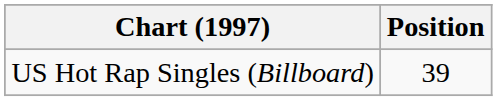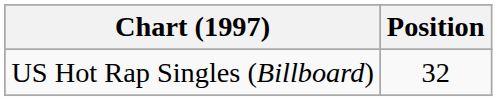(436, 71) 39 -> (436, 71) 32
